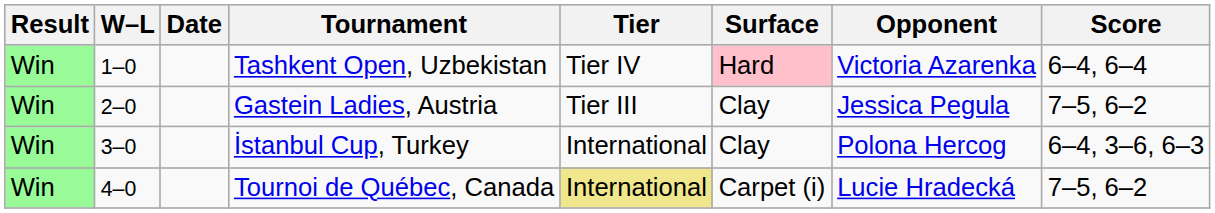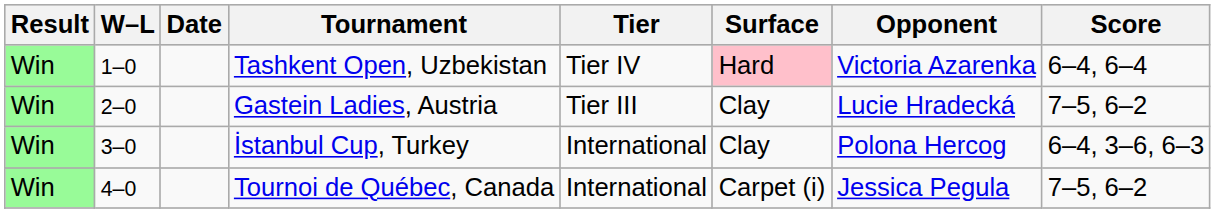(923, 106) Jessica Pegula -> (926, 106) Lucie Hradecká
(636, 187) khaki background -> (636, 187) no background
(926, 187) Lucie Hradecká -> (923, 187) Jessica Pegula
